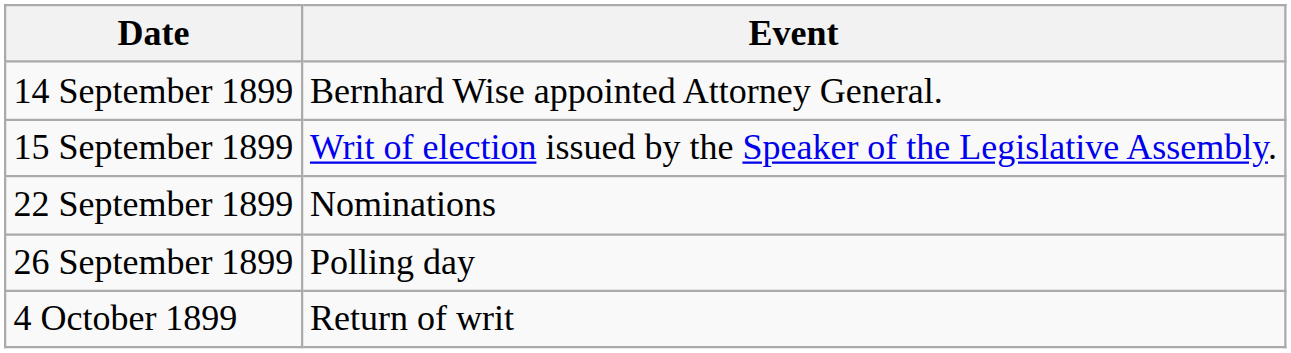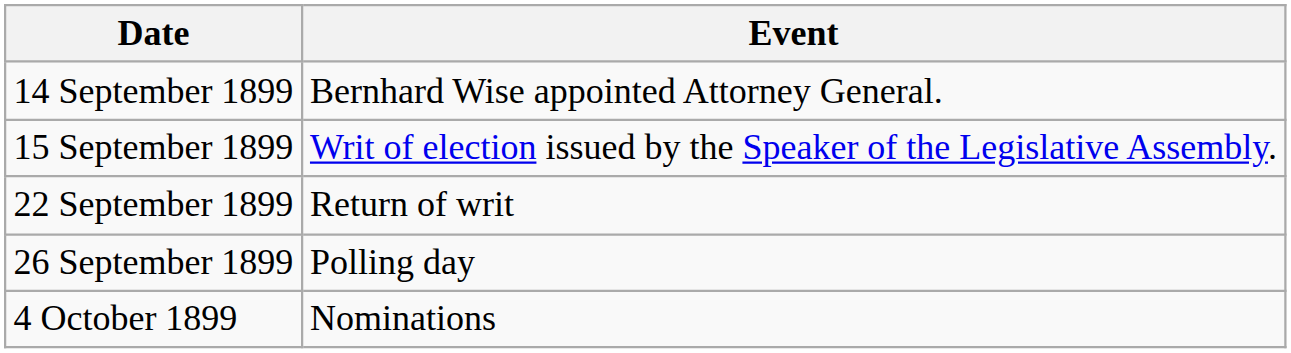(403, 204) Nominations -> (412, 204) Return of writ
(412, 318) Return of writ -> (403, 318) Nominations
